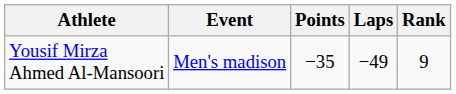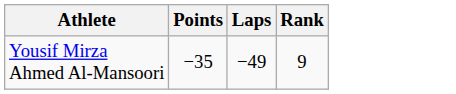- column: (230, 20)
